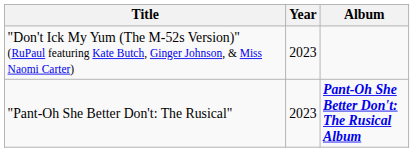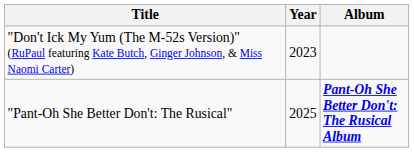(303, 113) 2023 -> (303, 113) 2025
